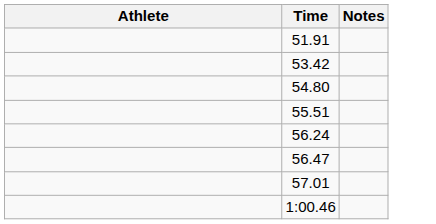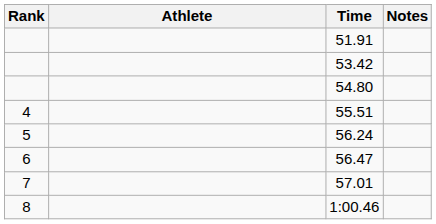+ column: (26, 16)
